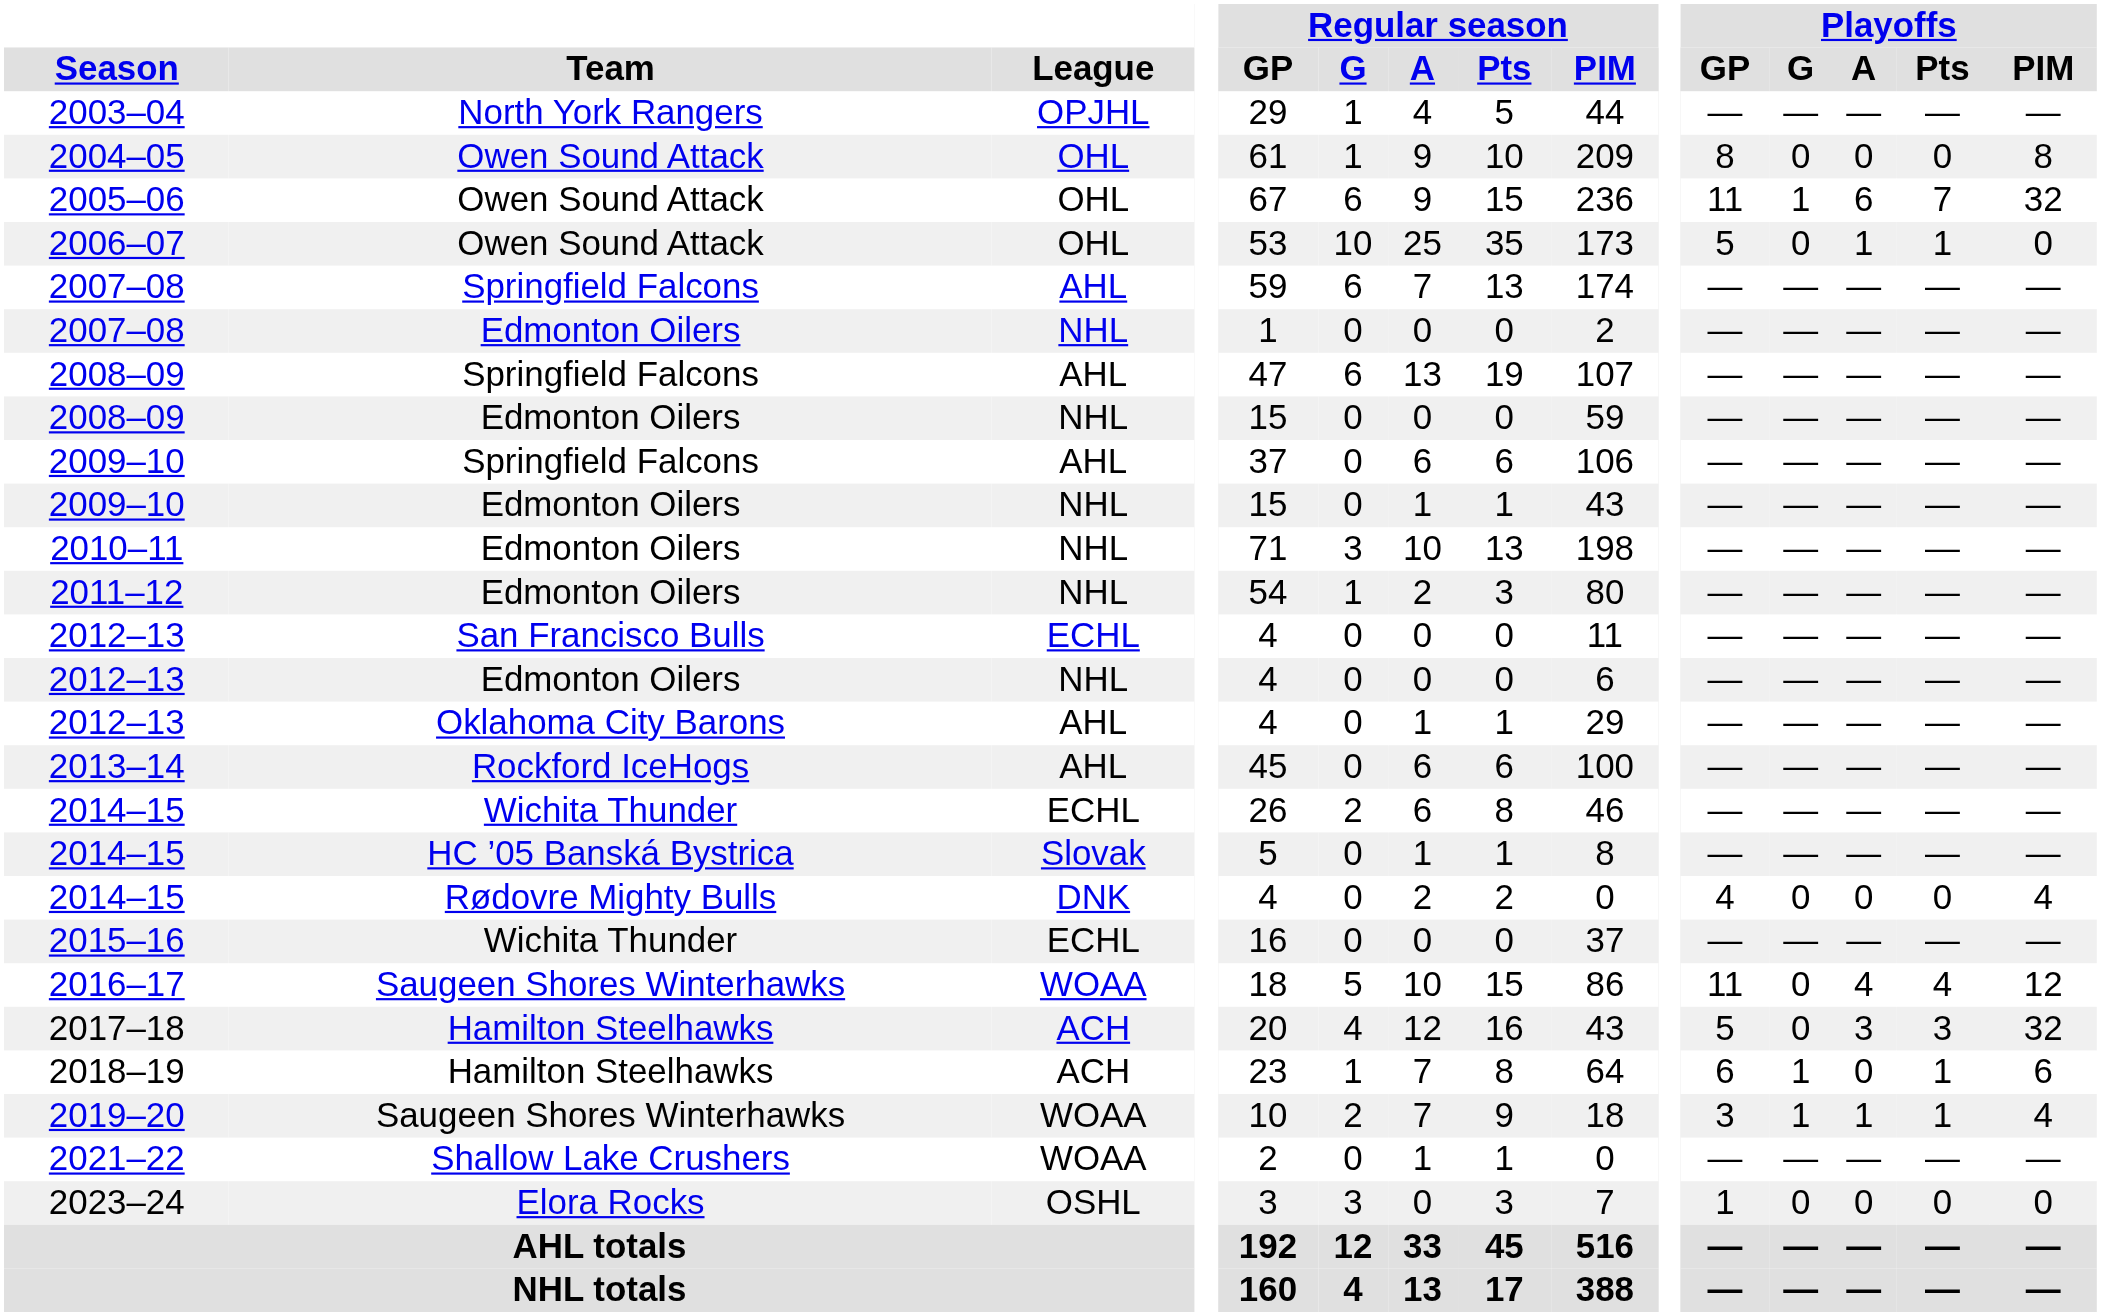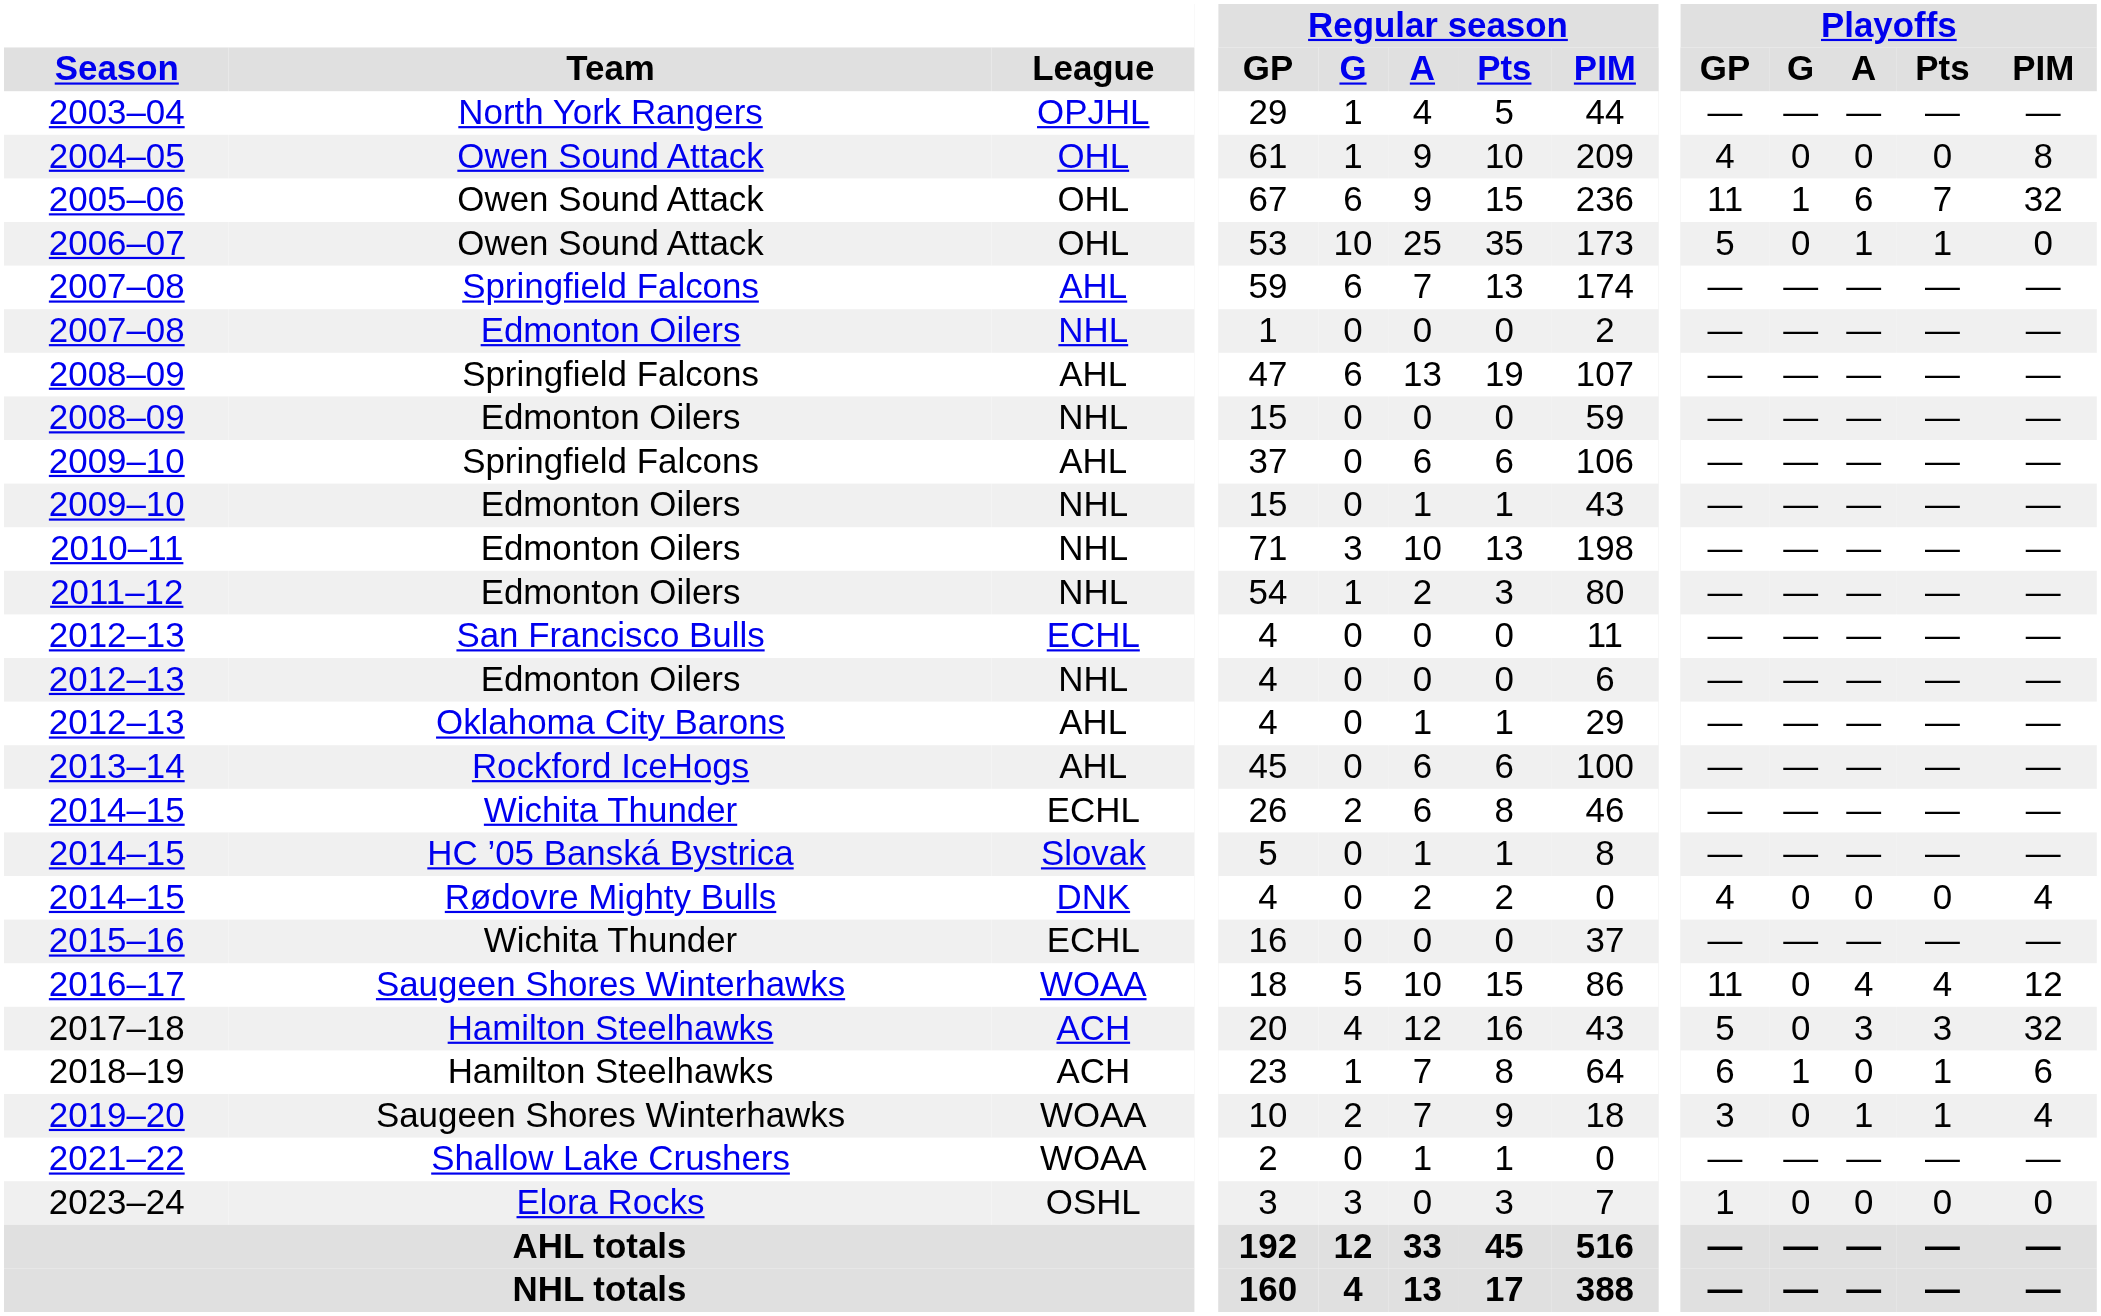(1725, 156) 8 -> (1725, 156) 4
(1801, 1115) 1 -> (1801, 1115) 0
